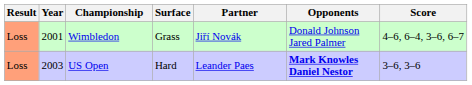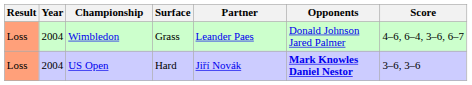(52, 36) 2001 -> (52, 36) 2004
(218, 36) Jiří Novák -> (225, 36) Leander Paes
(52, 65) 2003 -> (52, 65) 2004
(225, 65) Leander Paes -> (218, 65) Jiří Novák
